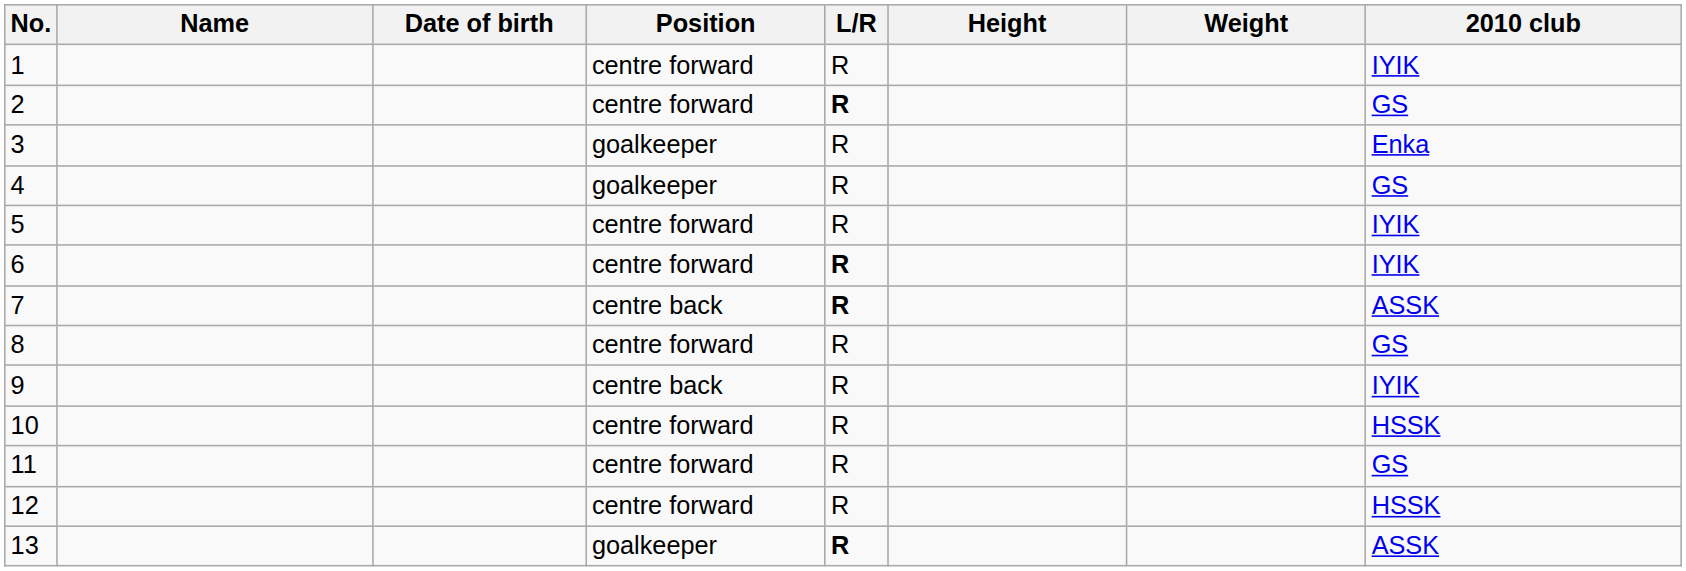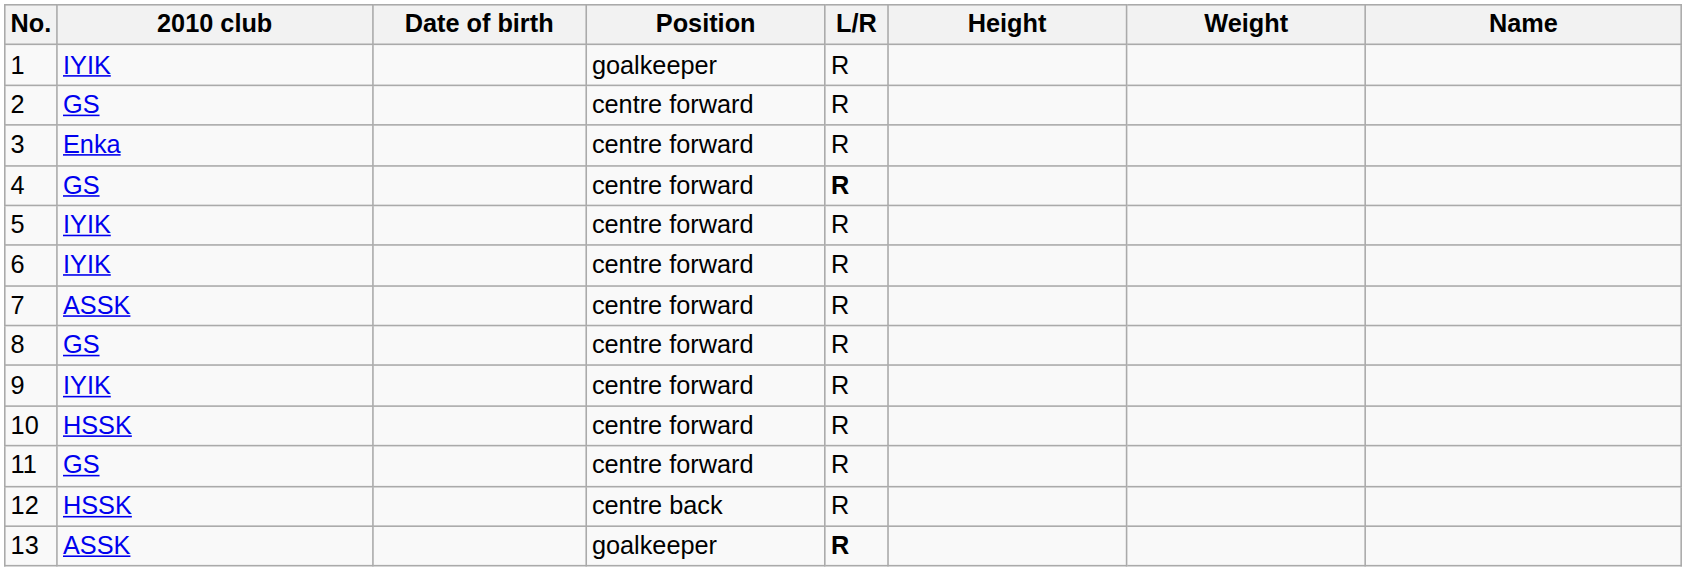columns swapped: (215, 24) <-> (1523, 24)
(673, 64) centre forward -> (654, 64) goalkeeper
(840, 104) bold -> (840, 104) normal
(654, 144) goalkeeper -> (673, 144) centre forward
(654, 184) goalkeeper -> (673, 184) centre forward
(840, 184) normal -> (840, 184) bold
(840, 265) bold -> (840, 265) normal
(657, 305) centre back -> (673, 305) centre forward
(840, 305) bold -> (840, 305) normal
(657, 385) centre back -> (673, 385) centre forward
(673, 505) centre forward -> (657, 505) centre back
